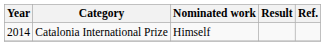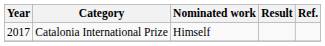(19, 31) 2014 -> (19, 31) 2017
